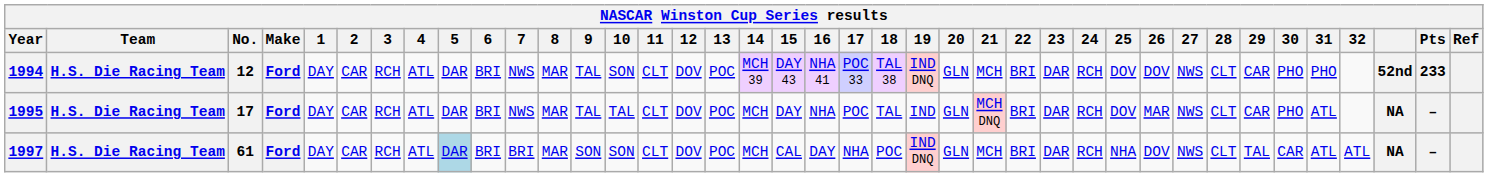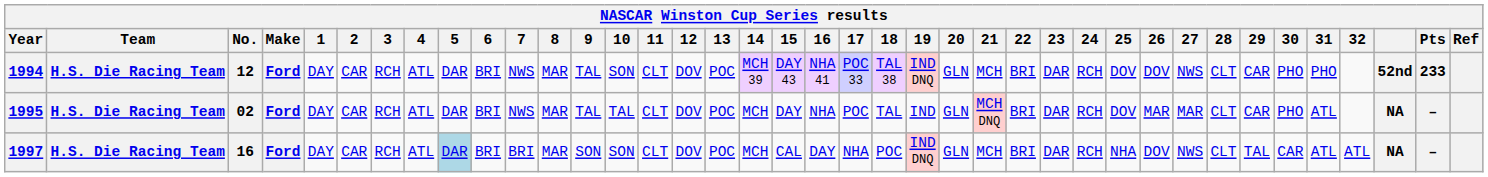(245, 112) 17 -> (245, 112) 02
(1190, 112) NWS -> (1190, 112) MAR
(245, 152) 61 -> (245, 152) 16
